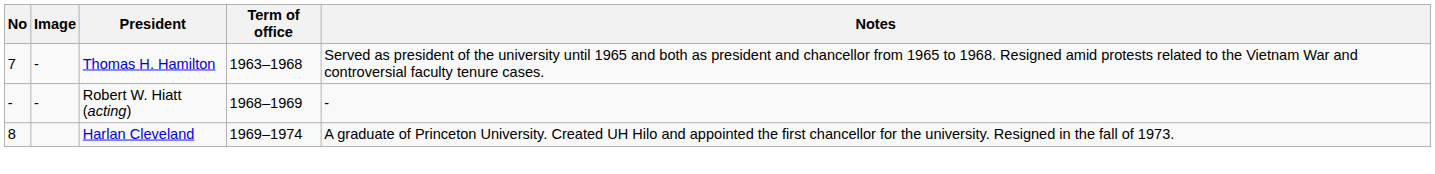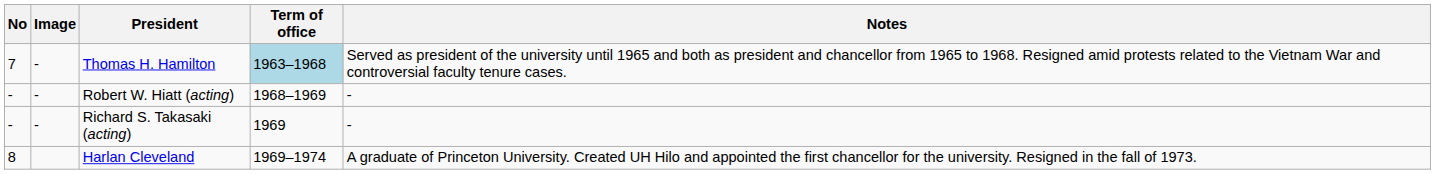(266, 63) no background -> (290, 63) lightblue background
+ row: (147, 126)
